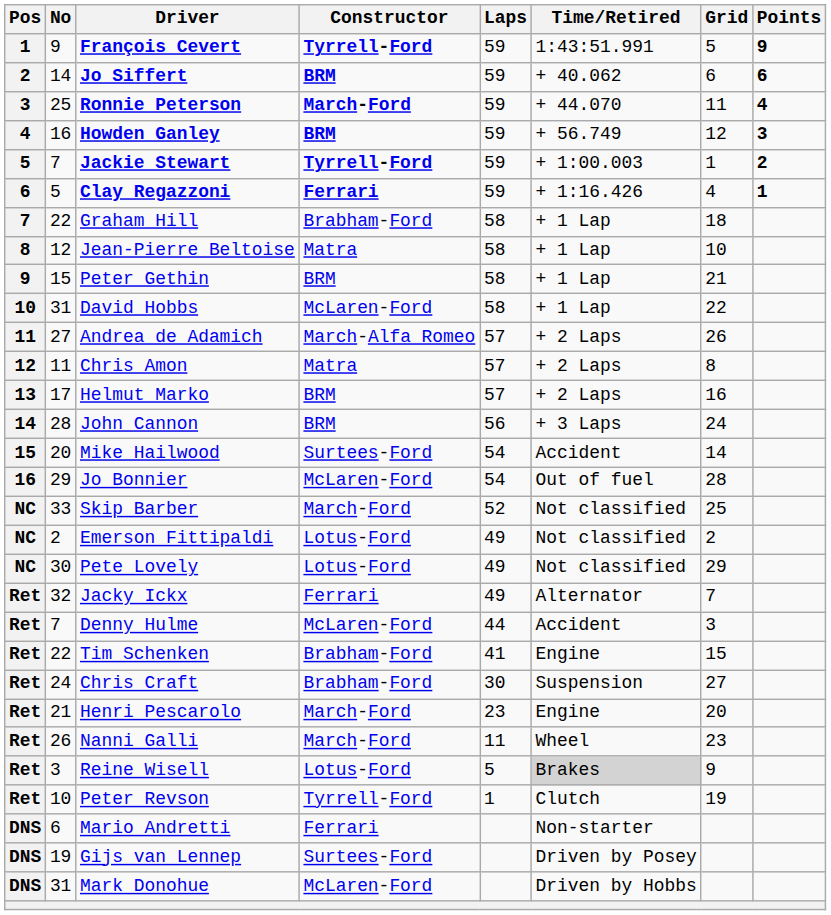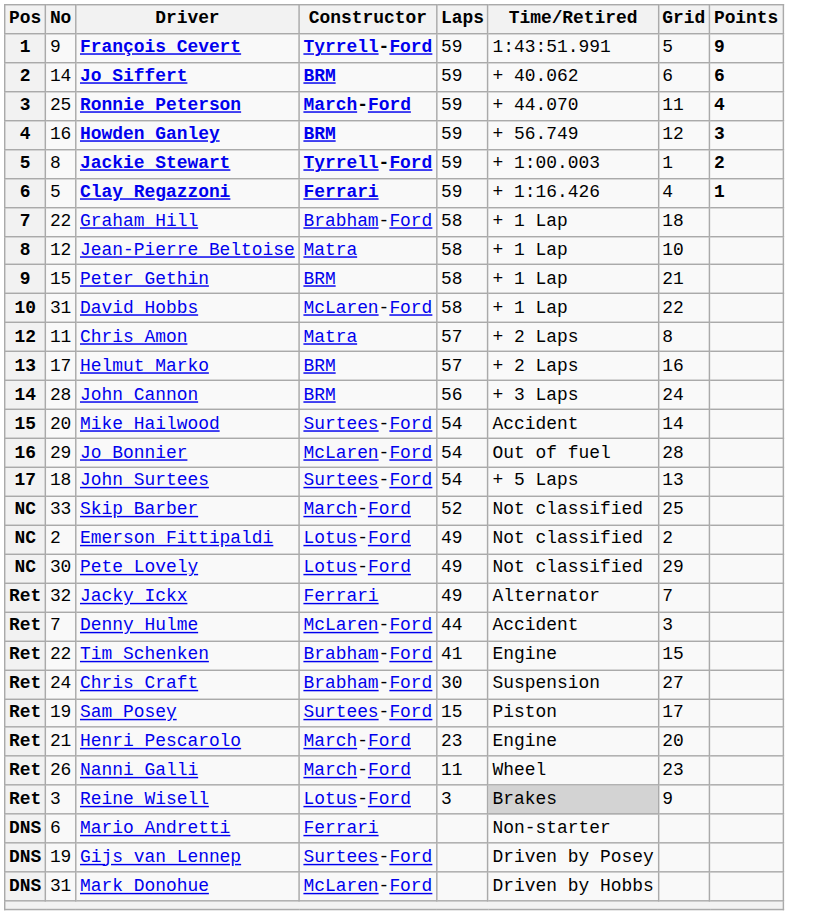(55, 164) 7 -> (55, 164) 8
- row: (171, 338)
+ row: (144, 482)
+ row: (128, 713)
(489, 771) 5 -> (446, 800) 3
- row: (144, 800)
